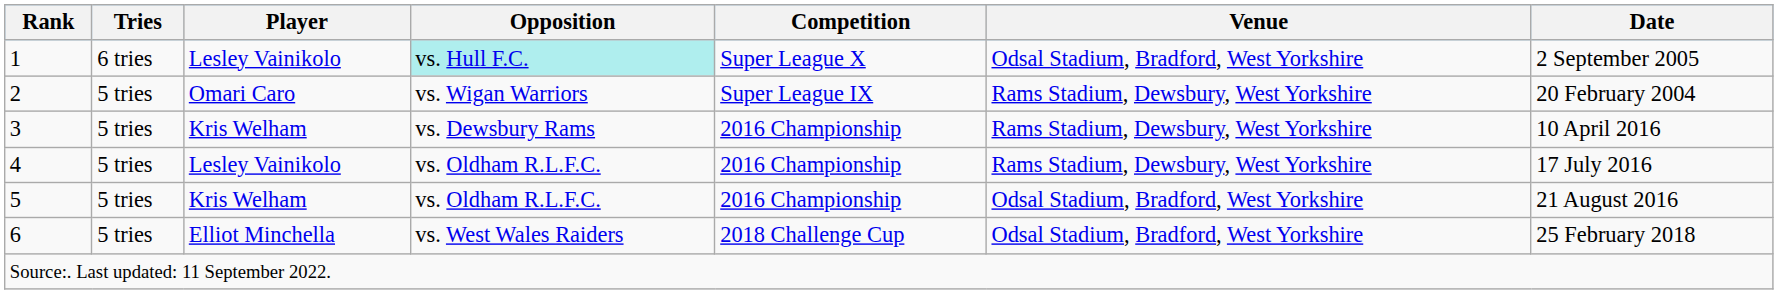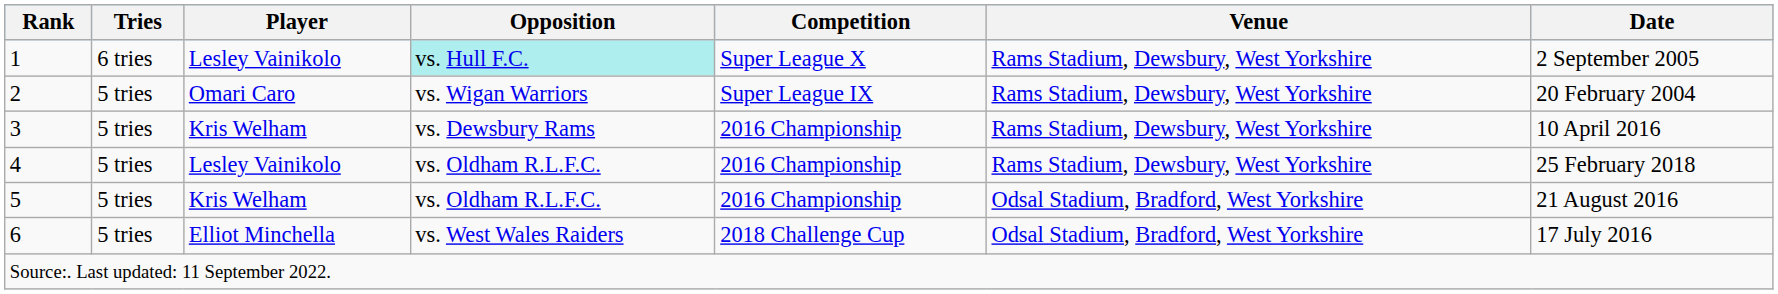(1177, 57) Odsal Stadium, Bradford, West Yorkshire -> (1182, 57) Rams Stadium, Dewsbury, West Yorkshire
(1594, 164) 17 July 2016 -> (1616, 164) 25 February 2018
(1616, 235) 25 February 2018 -> (1594, 235) 17 July 2016
